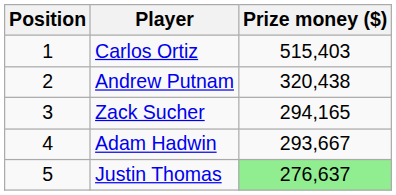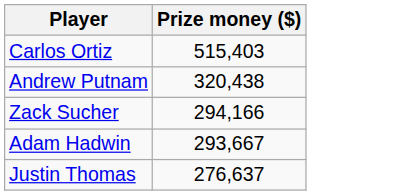- column: (48, 19)
(315, 112) 294,165 -> (229, 112) 294,166
(315, 174) lightgreen background -> (229, 174) no background
